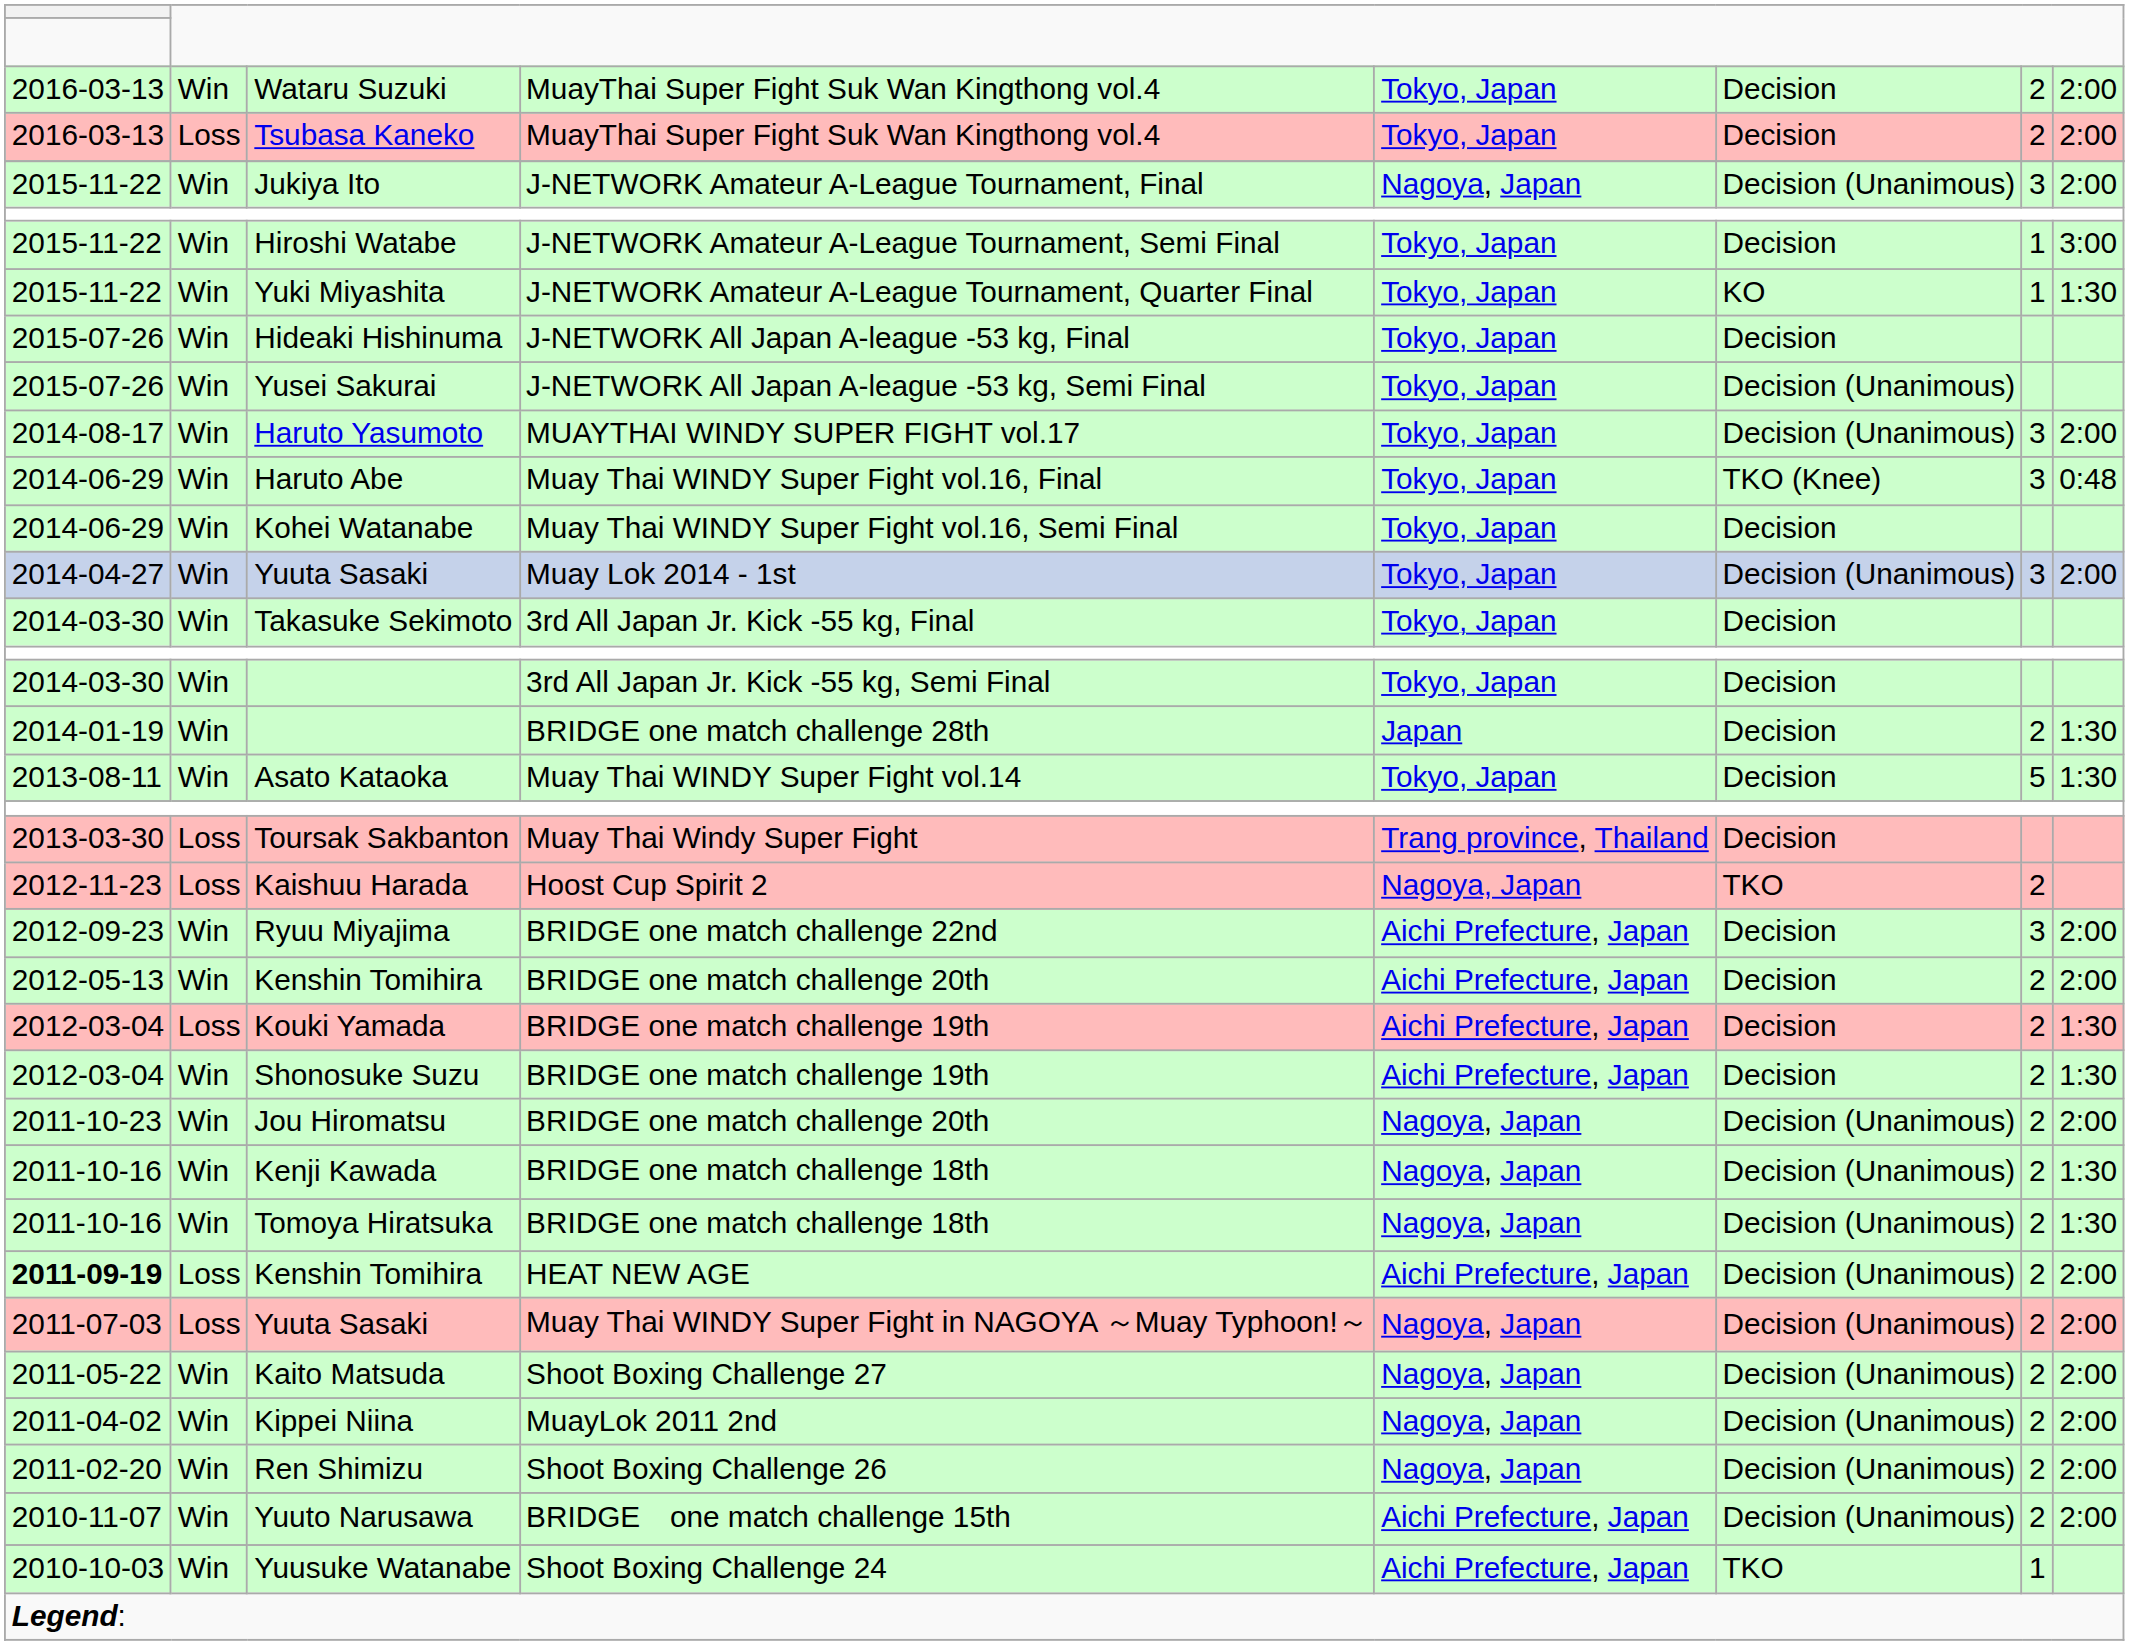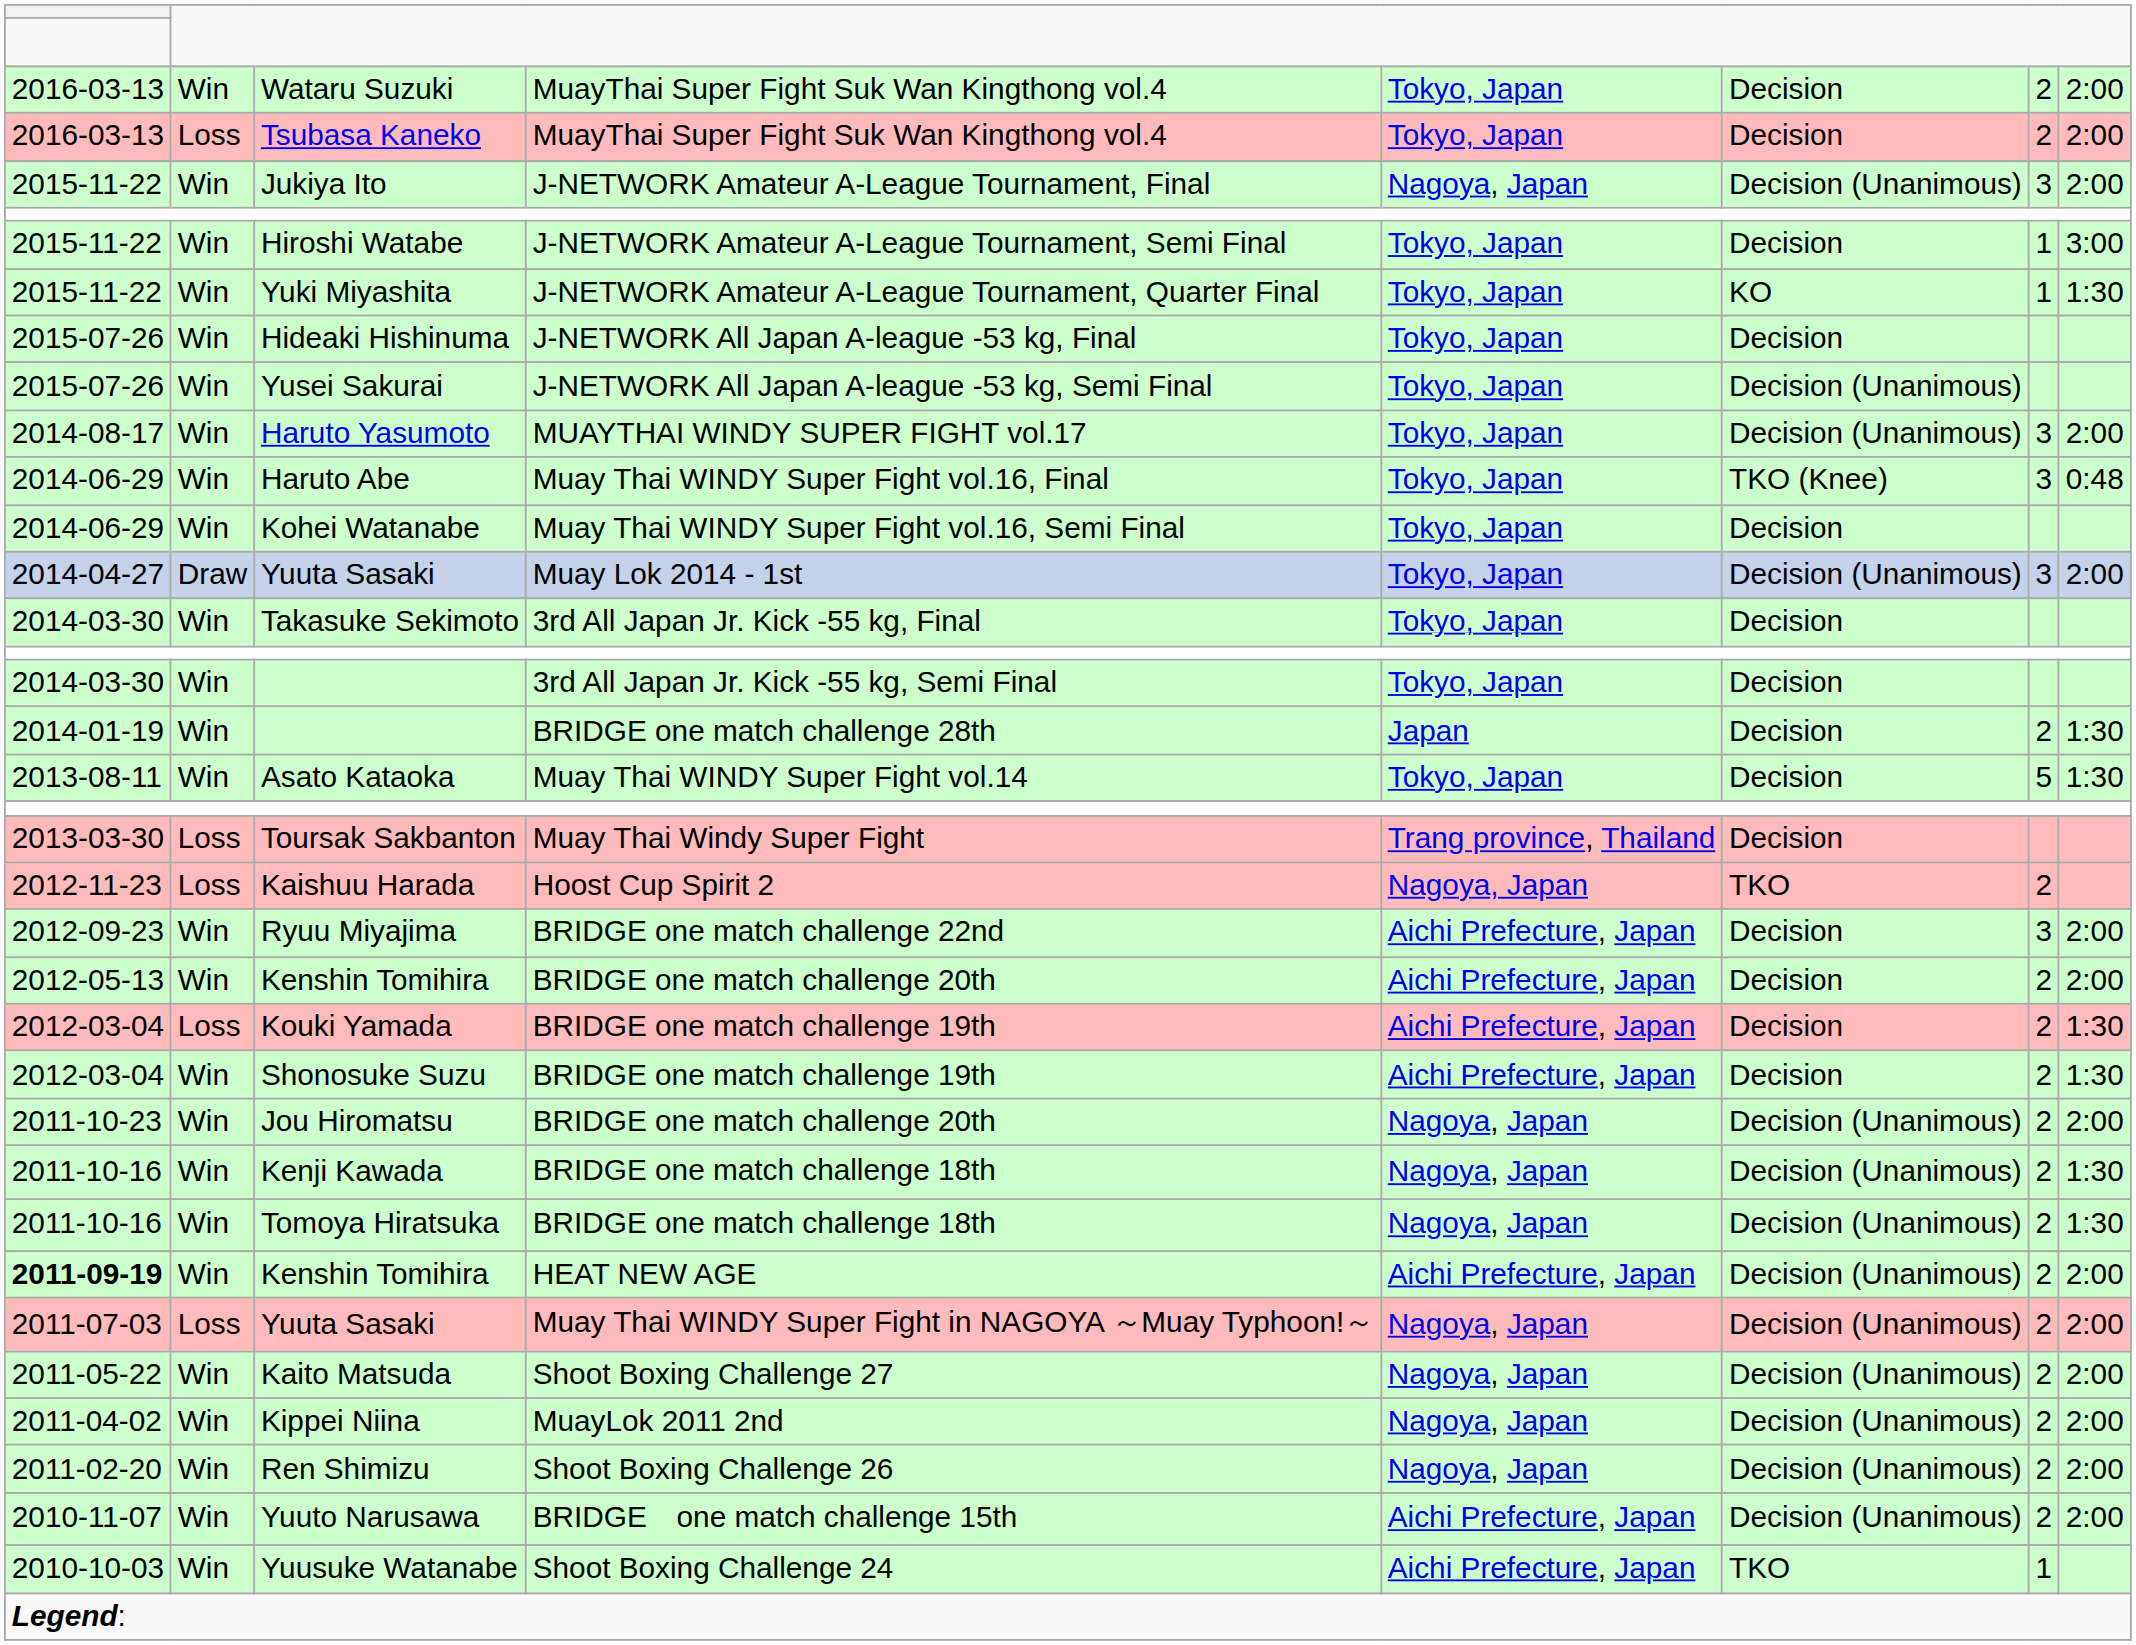(203, 574) Win -> (212, 574) Draw
(209, 1274) Loss -> (203, 1274) Win
